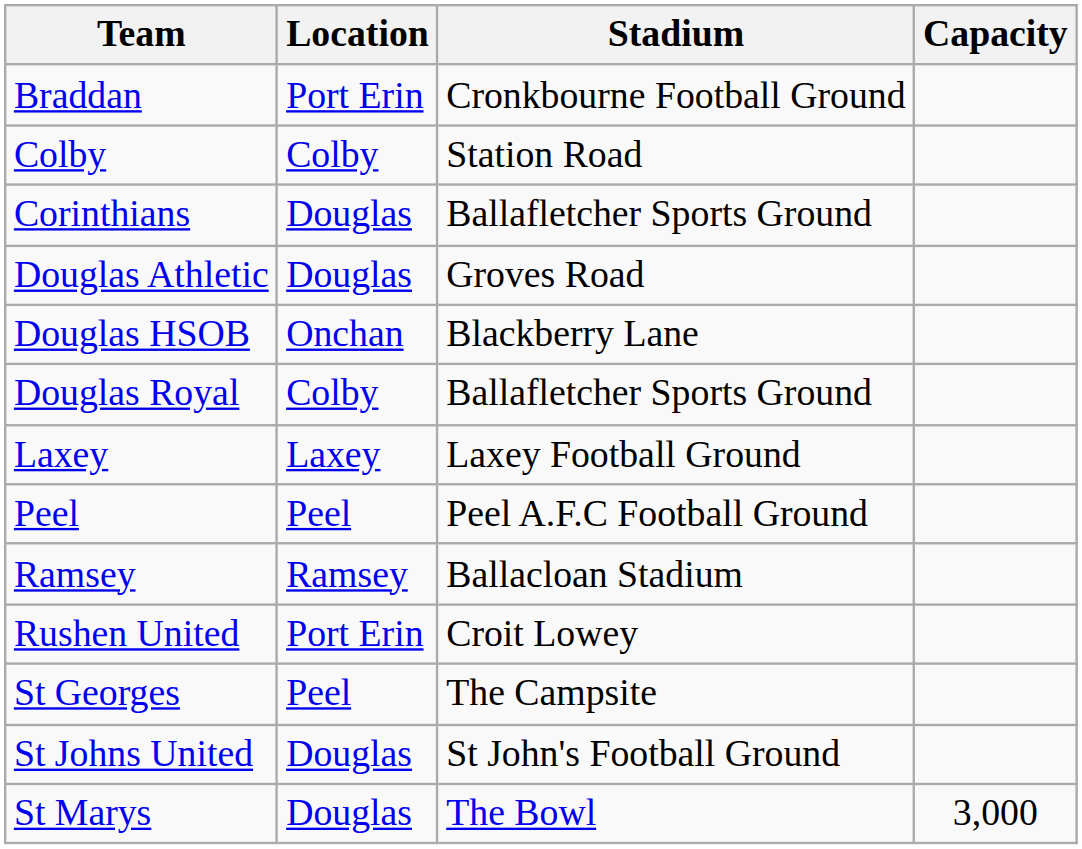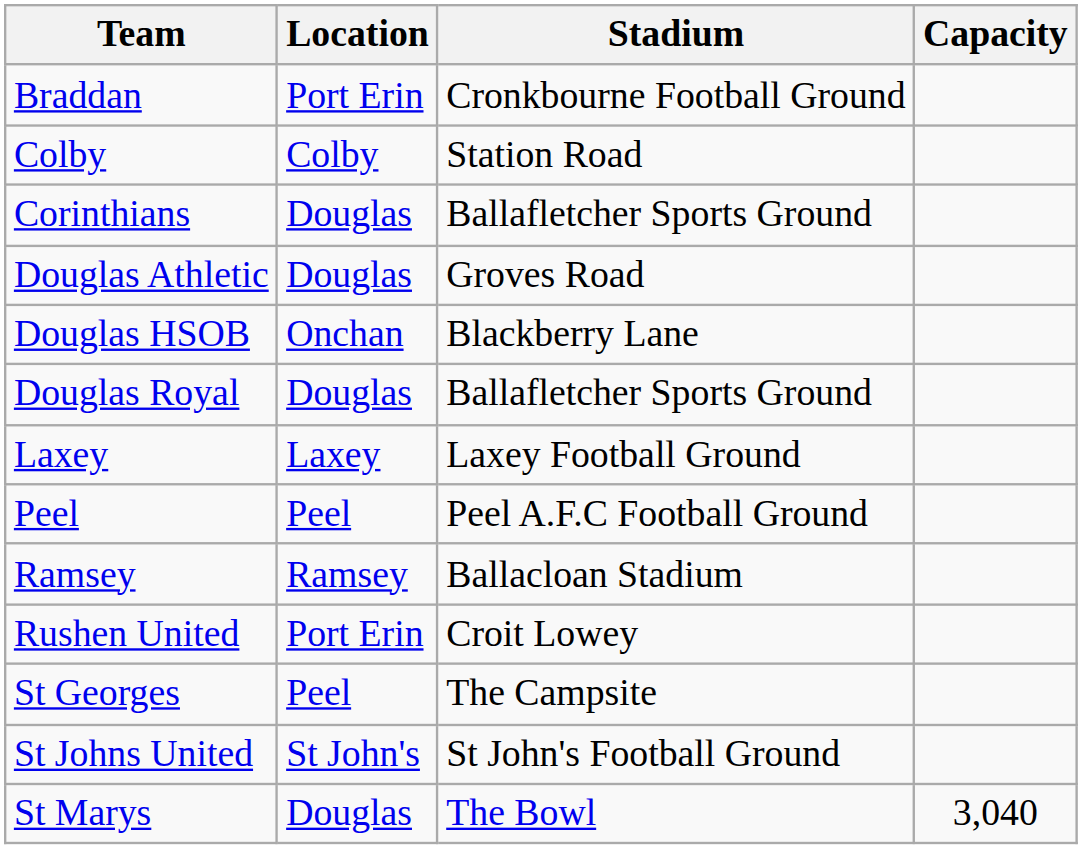(332, 393) Colby -> (349, 393) Douglas
(349, 753) Douglas -> (353, 753) St John's
(995, 812) 3,000 -> (995, 812) 3,040
